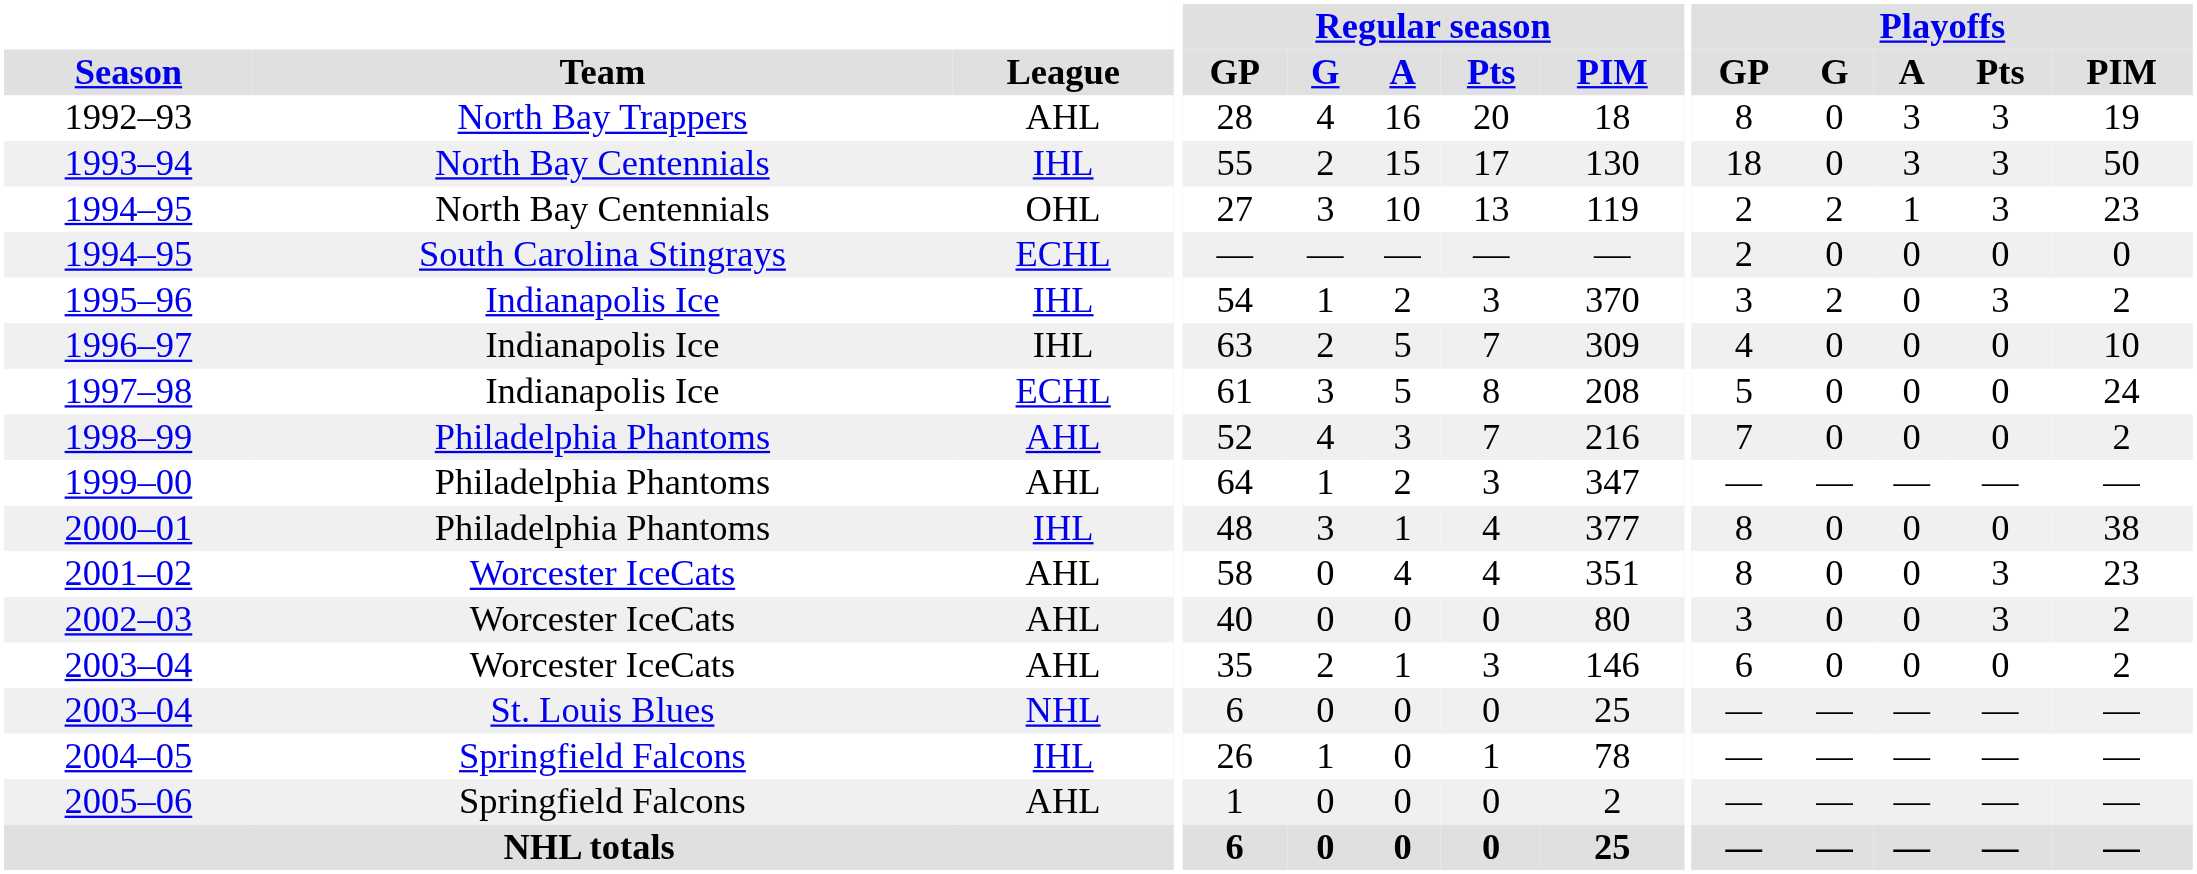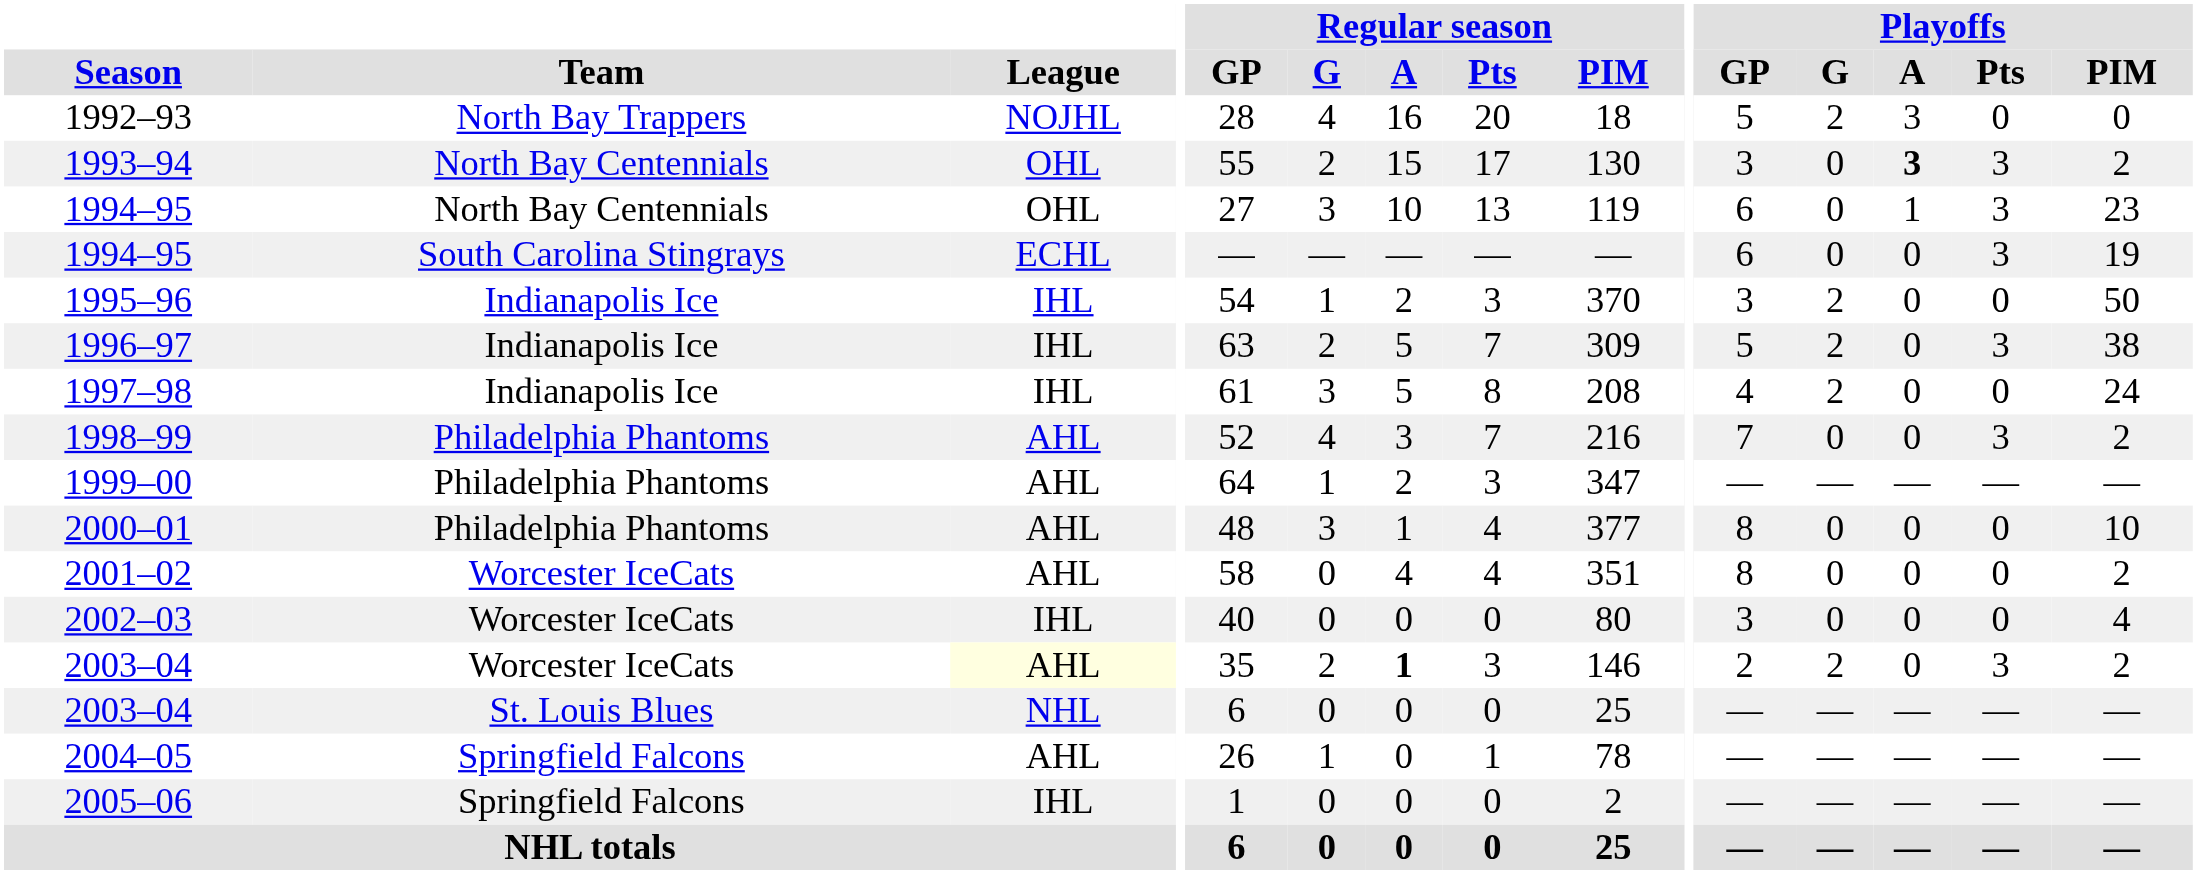(1063, 117) AHL -> (1063, 117) NOJHL
(1744, 117) 8 -> (1745, 117) 5
(1834, 117) 0 -> (1835, 117) 2
(2000, 117) 3 -> (2001, 117) 0
(2122, 117) 19 -> (2122, 117) 0
(1063, 162) IHL -> (1063, 162) OHL
(1744, 162) 18 -> (1745, 162) 3
(1912, 162) normal -> (1912, 162) bold
(2122, 162) 50 -> (2122, 162) 2
(1744, 208) 2 -> (1745, 208) 6
(1834, 208) 2 -> (1835, 208) 0
(1744, 254) 2 -> (1745, 254) 6
(2000, 254) 0 -> (2001, 254) 3
(2122, 254) 0 -> (2122, 254) 19
(2000, 299) 3 -> (2001, 299) 0
(2122, 299) 2 -> (2122, 299) 50
(1744, 345) 4 -> (1745, 345) 5
(1834, 345) 0 -> (1835, 345) 2
(2000, 345) 0 -> (2001, 345) 3
(2122, 345) 10 -> (2122, 345) 38
(1063, 390) ECHL -> (1063, 390) IHL
(1744, 390) 5 -> (1745, 390) 4
(1834, 390) 0 -> (1835, 390) 2
(2000, 436) 0 -> (2001, 436) 3
(1063, 527) IHL -> (1063, 527) AHL
(2122, 527) 38 -> (2122, 527) 10
(2000, 573) 3 -> (2001, 573) 0
(2122, 573) 23 -> (2122, 573) 2
(1063, 618) AHL -> (1063, 618) IHL
(2000, 618) 3 -> (2001, 618) 0
(2122, 618) 2 -> (2122, 618) 4
(1063, 664) no background -> (1063, 664) lightyellow background
(1403, 664) normal -> (1404, 664) bold
(1744, 664) 6 -> (1745, 664) 2
(1834, 664) 0 -> (1835, 664) 2
(2000, 664) 0 -> (2001, 664) 3
(1063, 755) IHL -> (1063, 755) AHL
(1063, 801) AHL -> (1063, 801) IHL
